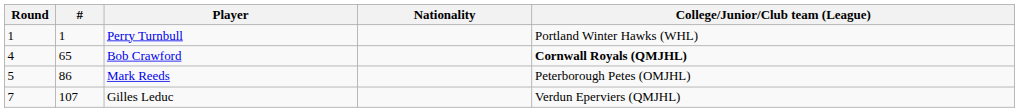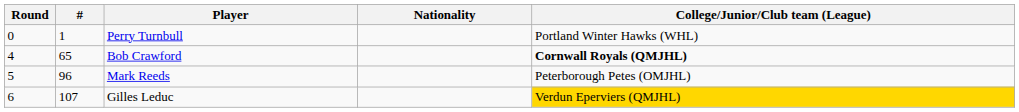(11, 35) 1 -> (11, 35) 0
(65, 76) 86 -> (65, 76) 96
(11, 96) 7 -> (11, 96) 6
(608, 96) no background -> (608, 96) gold background
